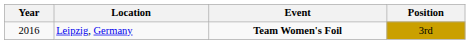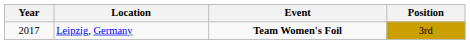(29, 30) 2016 -> (29, 30) 2017
